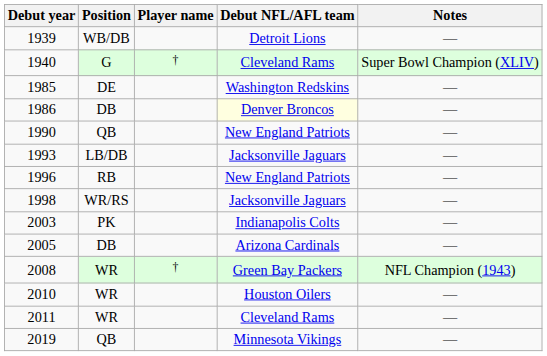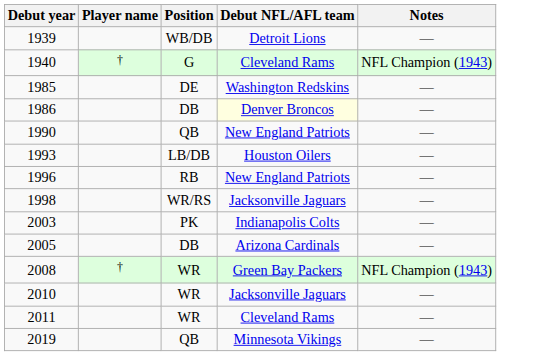columns swapped: (176, 15) <-> (106, 15)
(450, 62) Super Bowl Champion (XLIV) -> (427, 62) NFL Champion (1943)
(287, 155) Jacksonville Jaguars -> (287, 155) Houston Oilers
(287, 294) Houston Oilers -> (287, 294) Jacksonville Jaguars
